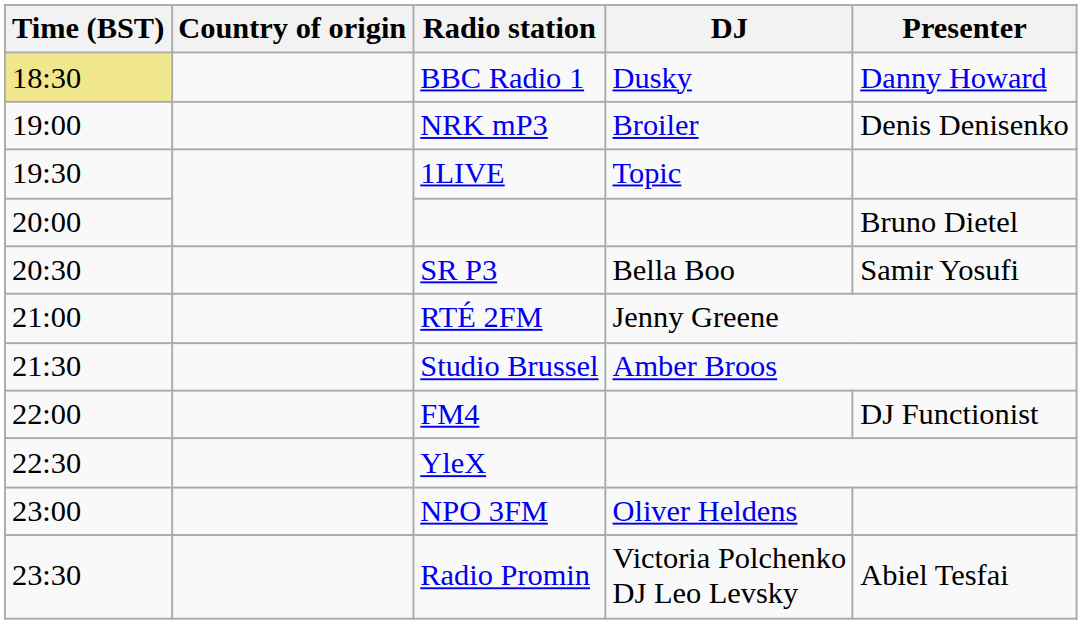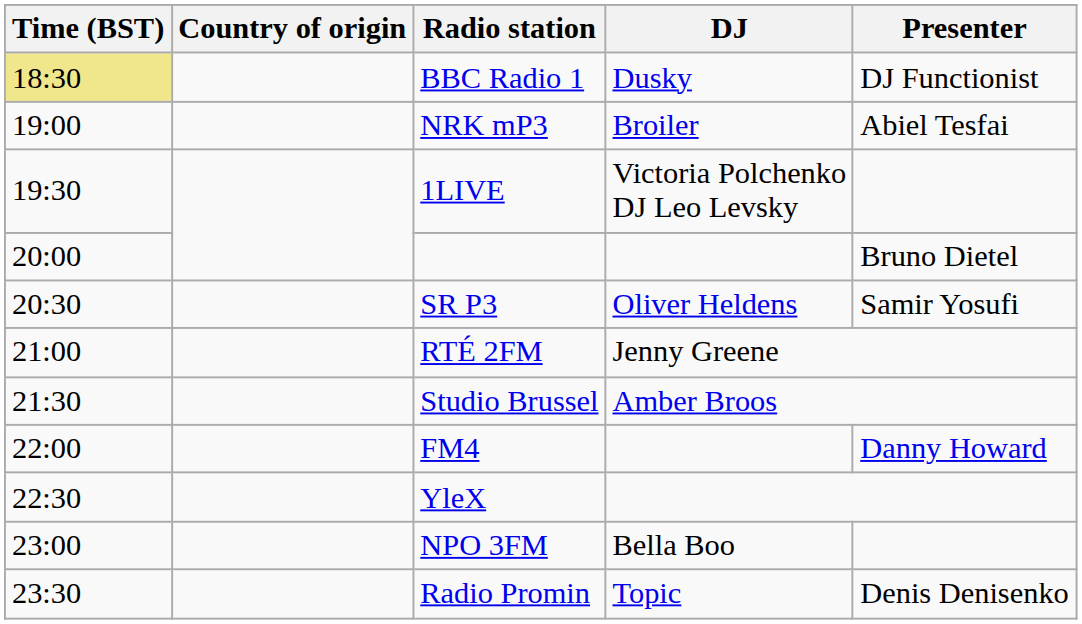(954, 76) Danny Howard -> (949, 76) DJ Functionist
(965, 125) Denis Denisenko -> (934, 125) Abiel Tesfai
(647, 173) Topic -> (729, 190) Victoria Polchenko DJ Leo Levsky
(674, 269) Bella Boo -> (705, 303) Oliver Heldens
(949, 414) DJ Functionist -> (954, 448) Danny Howard
(705, 510) Oliver Heldens -> (674, 544) Bella Boo
(729, 576) Victoria Polchenko DJ Leo Levsky -> (647, 593) Topic
(934, 576) Abiel Tesfai -> (965, 593) Denis Denisenko
